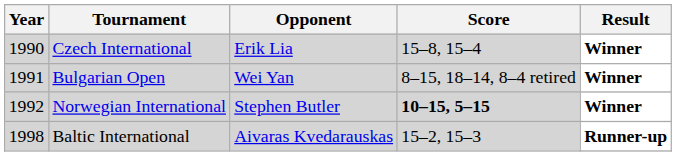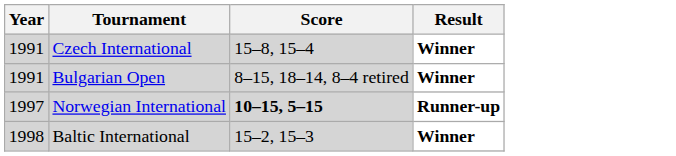- column: (314, 19)
(26, 48) 1990 -> (26, 48) 1991
(26, 107) 1992 -> (26, 107) 1997
(613, 107) Winner -> (459, 107) Runner-up
(626, 136) Runner-up -> (446, 136) Winner
